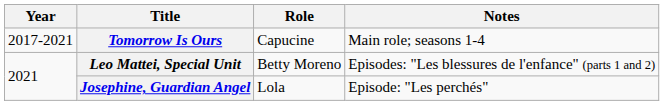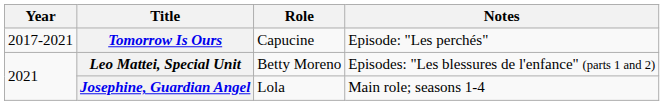(417, 40) Main role; seasons 1-4 -> (418, 40) Episode: "Les perchés"
(418, 87) Episode: "Les perchés" -> (417, 87) Main role; seasons 1-4
